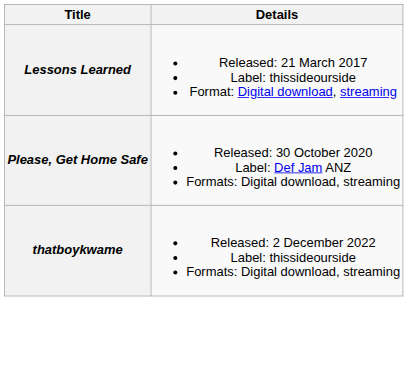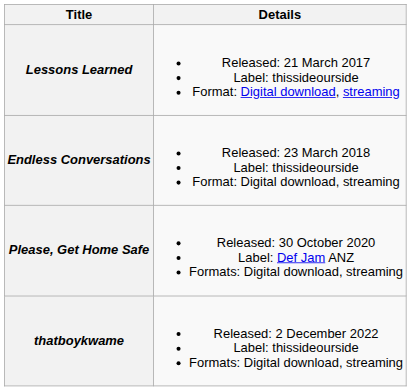+ row: (79, 160)
